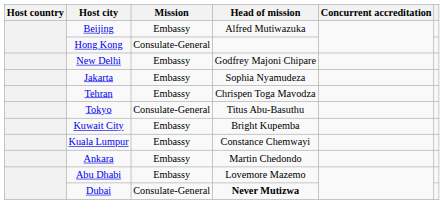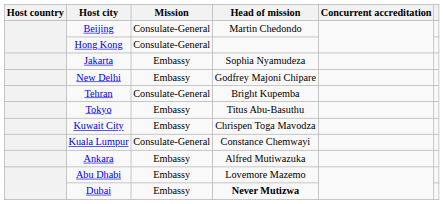(172, 28) Embassy -> (172, 28) Consulate-General
(265, 28) Alfred Mutiwazuka -> (265, 28) Martin Chedondo
rows swapped: (99, 61) <-> (99, 77)
(172, 93) Embassy -> (172, 93) Consulate-General
(265, 93) Chrispen Toga Mavodza -> (265, 93) Bright Kupemba
(172, 110) Consulate-General -> (172, 110) Embassy
(265, 126) Bright Kupemba -> (265, 126) Chrispen Toga Mavodza
(172, 142) Embassy -> (172, 142) Consulate-General
(265, 158) Martin Chedondo -> (265, 158) Alfred Mutiwazuka
(172, 191) Consulate-General -> (172, 191) Embassy
